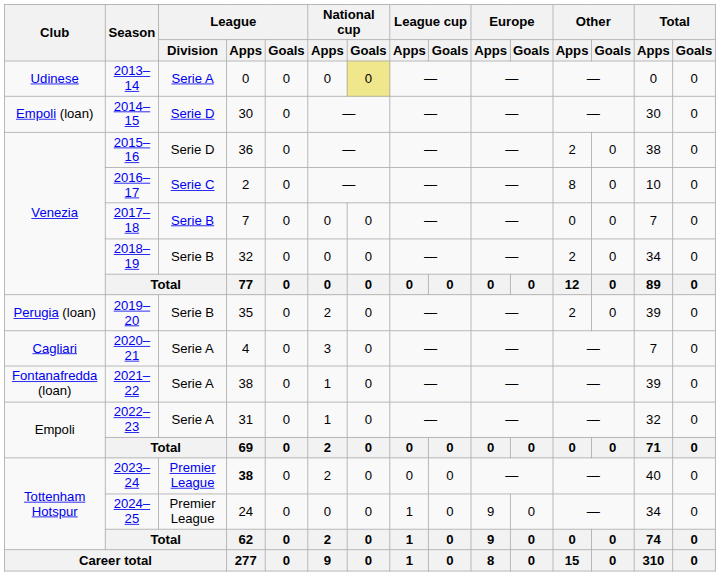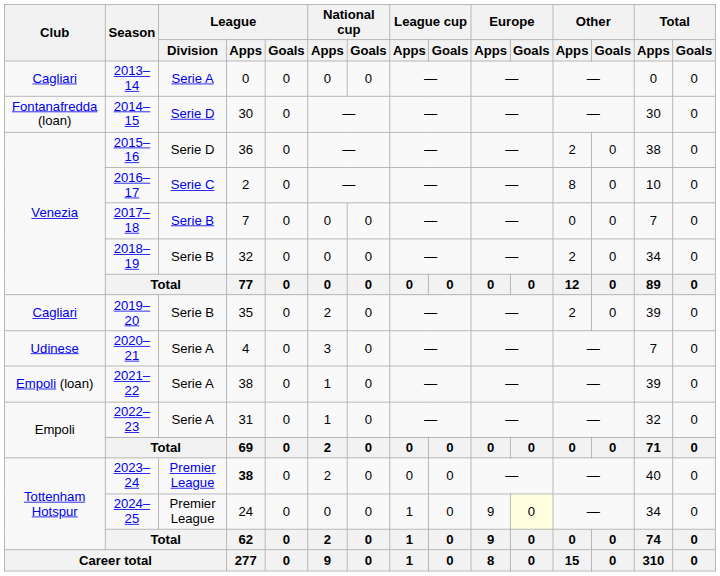(55, 78) Udinese -> (55, 78) Cagliari
(368, 78) khaki background -> (368, 78) no background
(55, 114) Empoli (loan) -> (55, 114) Fontanafredda (loan)
(55, 312) Perugia (loan) -> (55, 312) Cagliari
(55, 348) Cagliari -> (55, 348) Udinese
(55, 384) Fontanafredda (loan) -> (55, 384) Empoli (loan)
(531, 511) no background -> (531, 511) lightyellow background
